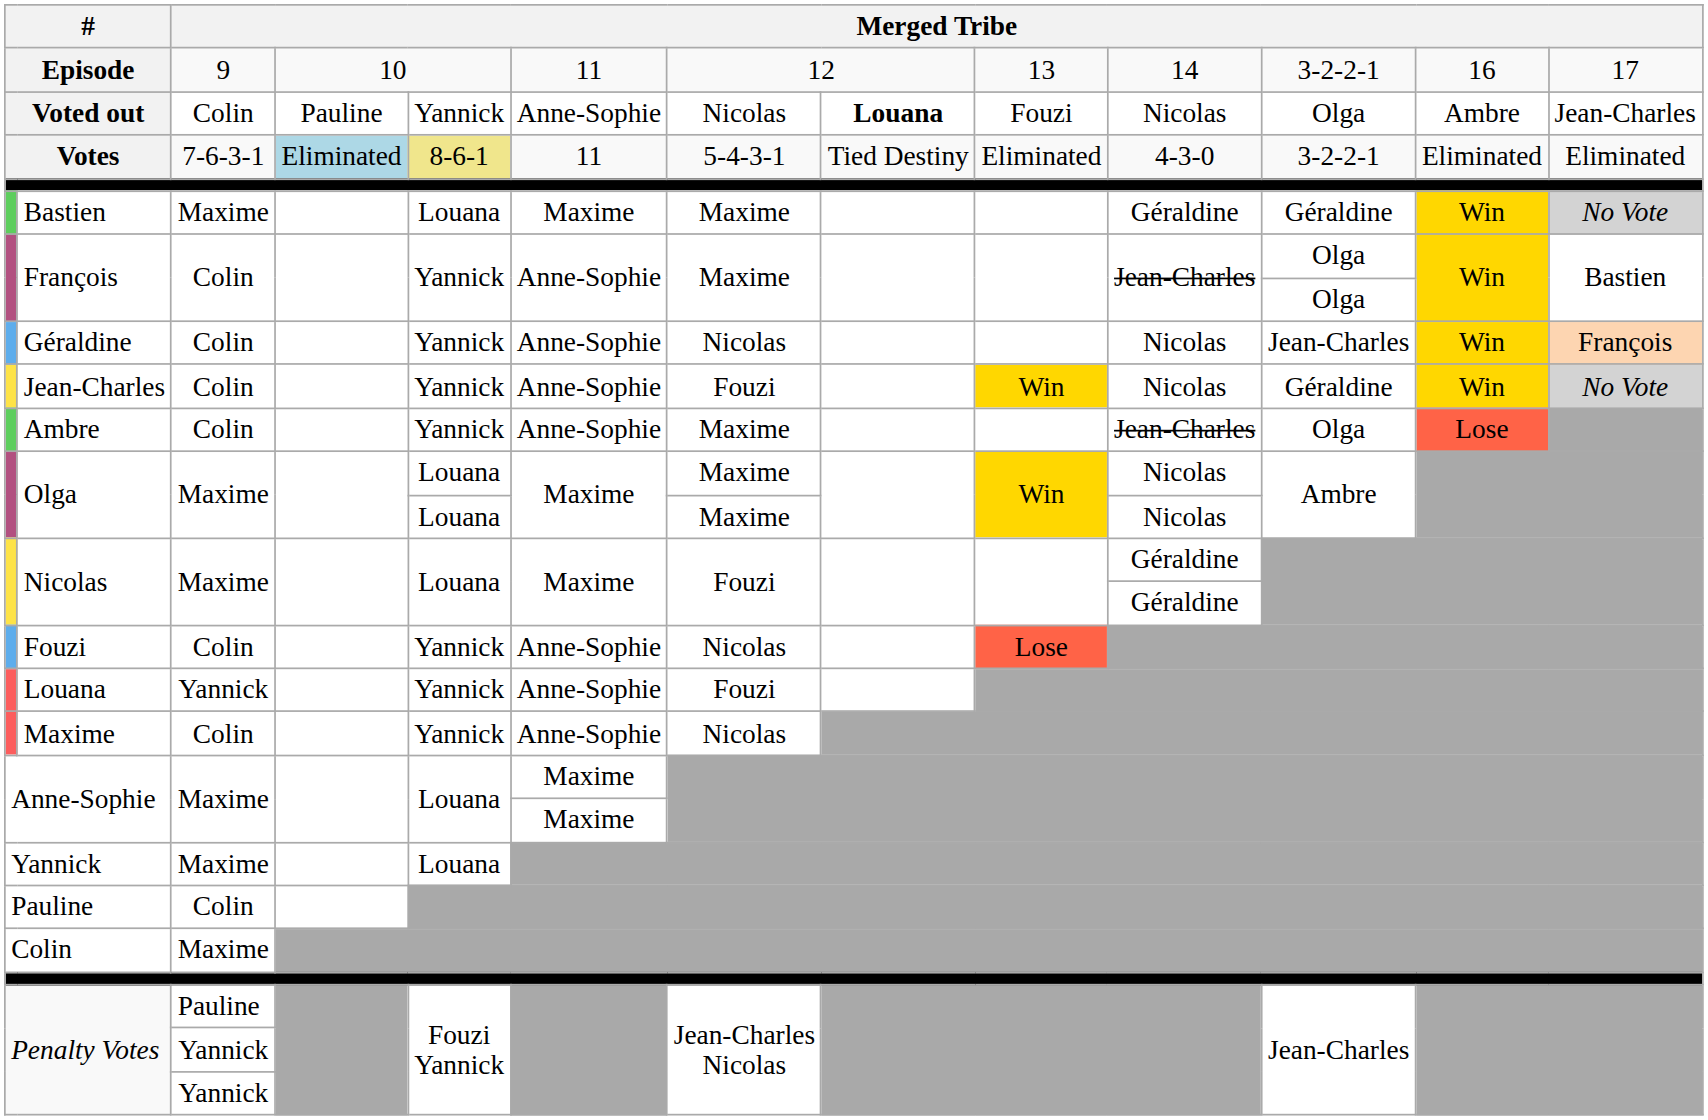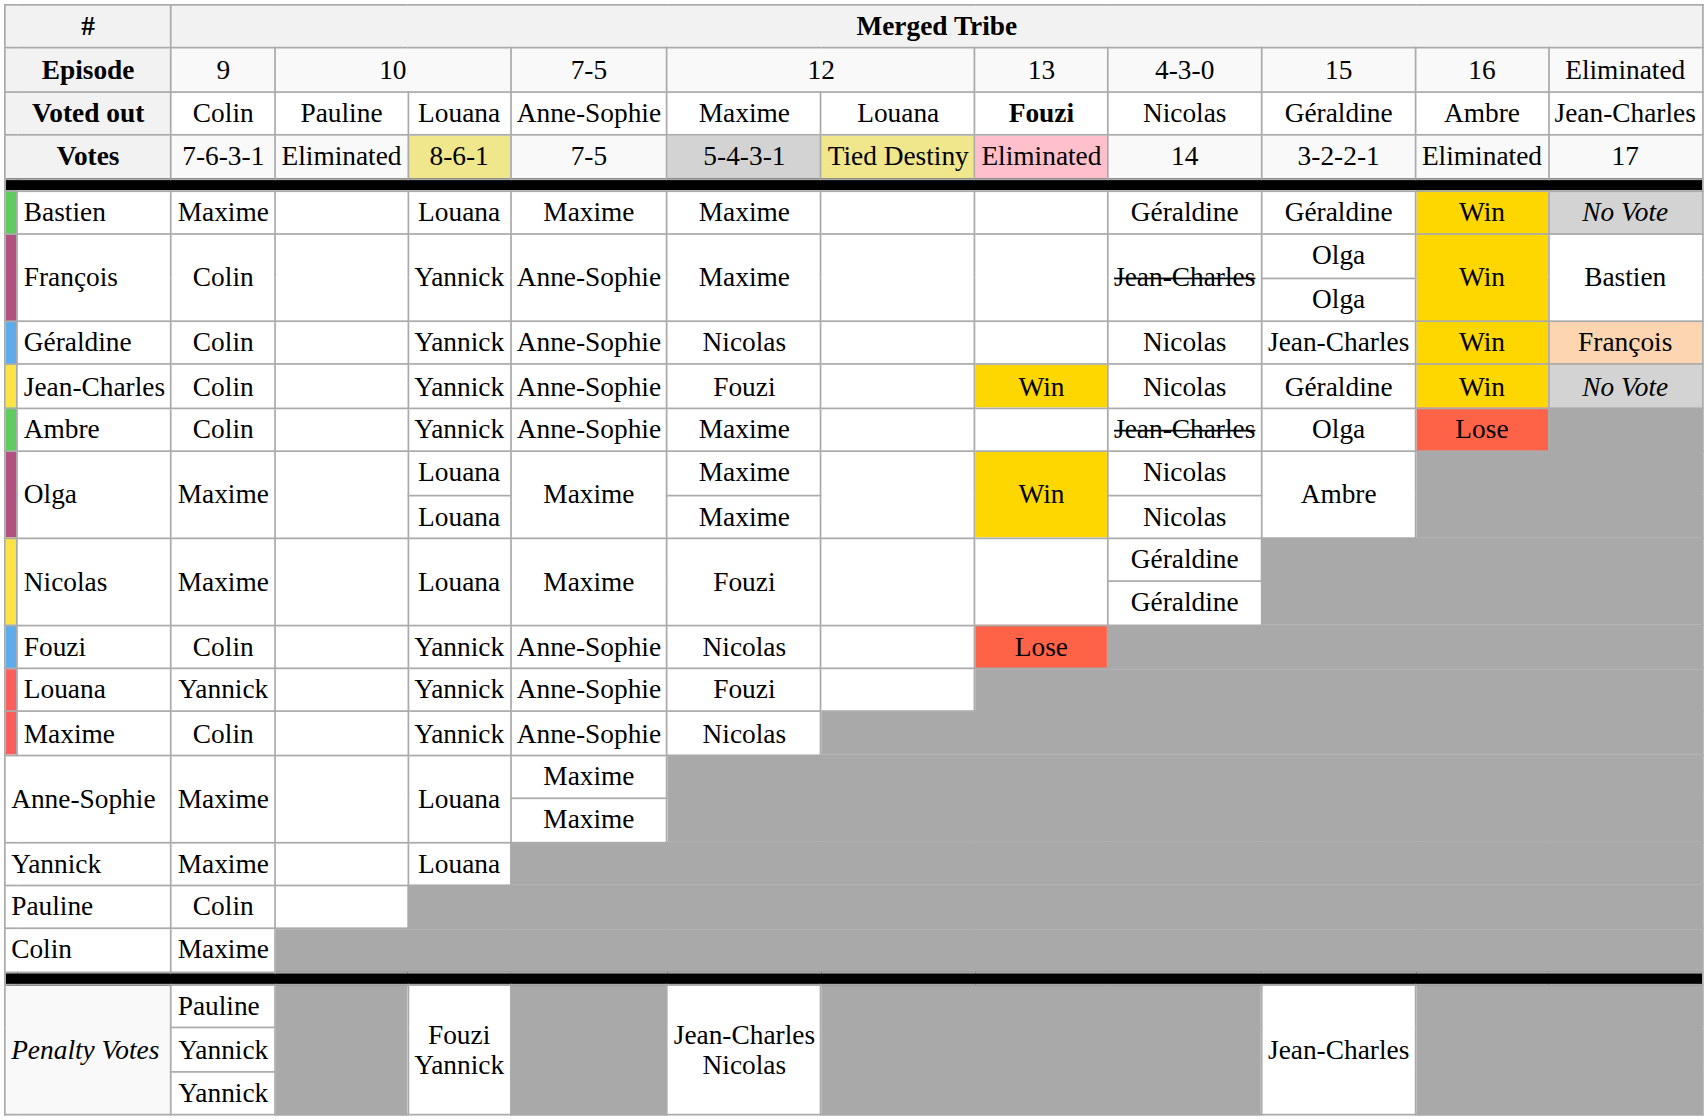(589, 69) 11 -> (589, 69) 7-5
(1185, 69) 14 -> (1185, 69) 4-3-0
(1339, 69) 3-2-2-1 -> (1339, 69) 15
(1625, 69) 17 -> (1625, 69) Eliminated
(459, 112) Yannick -> (459, 112) Louana
(744, 112) Nicolas -> (744, 112) Maxime
(898, 112) bold -> (898, 112) normal
(1041, 112) normal -> (1041, 112) bold
(1339, 112) Olga -> (1339, 112) Géraldine
(342, 156) lightblue background -> (342, 156) no background
(589, 156) 11 -> (589, 156) 7-5
(744, 156) no background -> (744, 156) lightgrey background
(898, 156) no background -> (898, 156) khaki background
(1041, 156) no background -> (1041, 156) pink background
(1185, 156) 4-3-0 -> (1185, 156) 14
(1625, 156) Eliminated -> (1625, 156) 17
